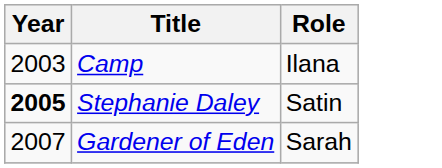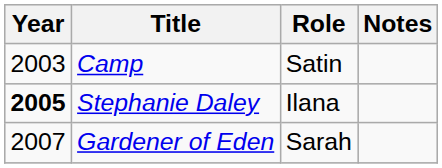+ column: (398, 24)
(313, 63) Ilana -> (314, 63) Satin
(314, 102) Satin -> (313, 102) Ilana
